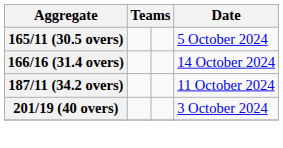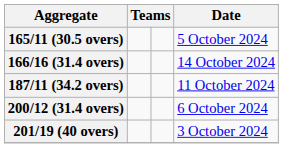+ row: (66, 108)
